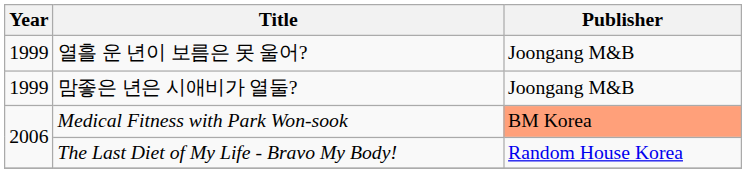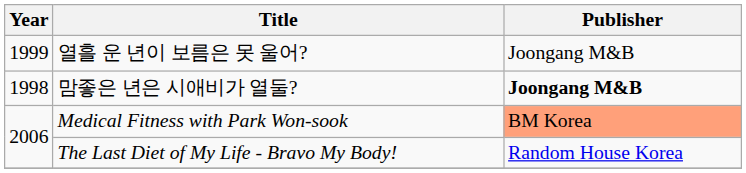(29, 88) 1999 -> (29, 88) 1998
(571, 88) normal -> (575, 88) bold
